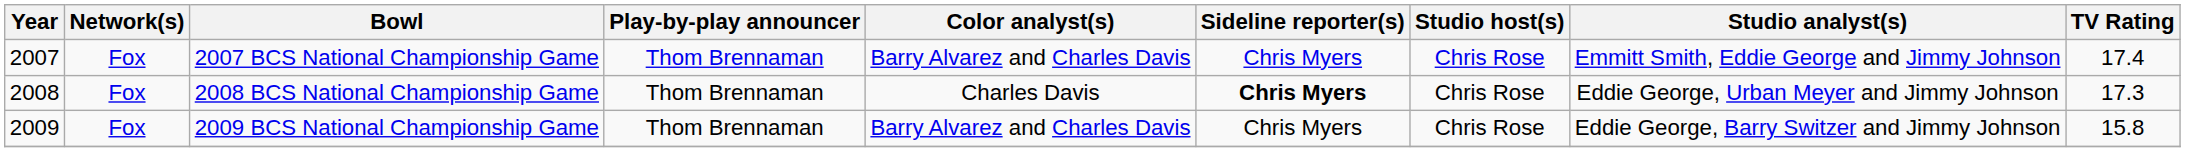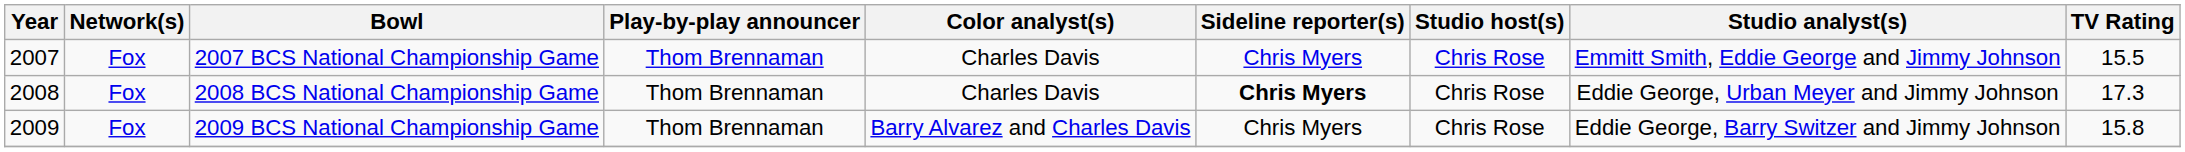(1030, 57) Barry Alvarez and Charles Davis -> (1030, 57) Charles Davis
(2123, 57) 17.4 -> (2123, 57) 15.5
